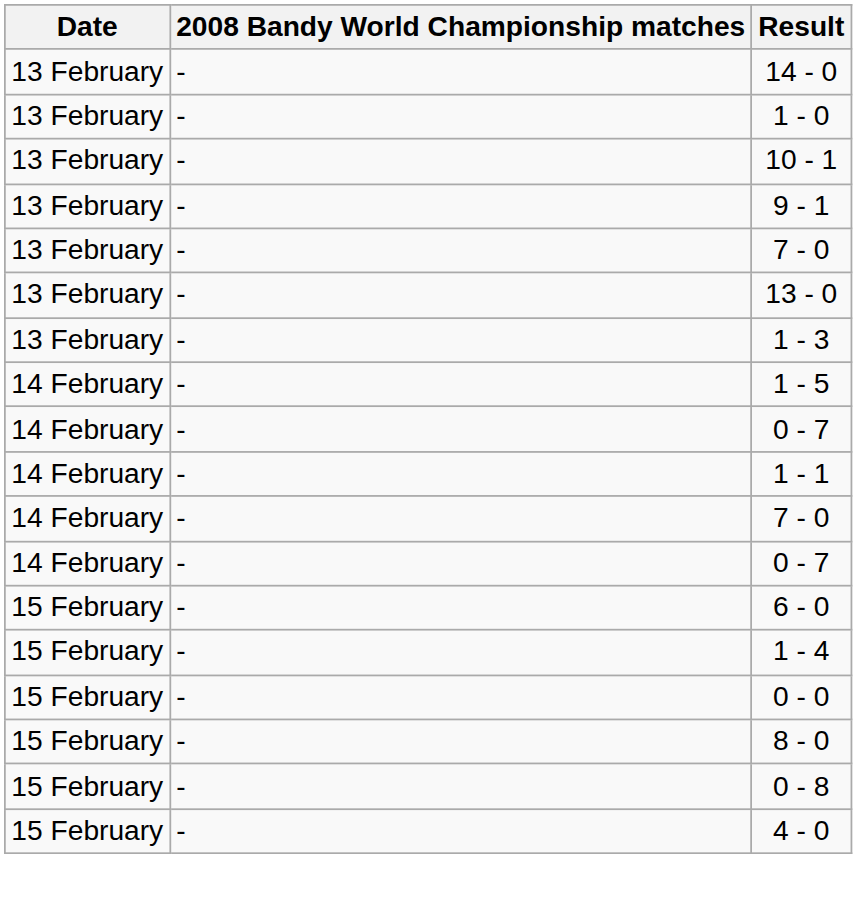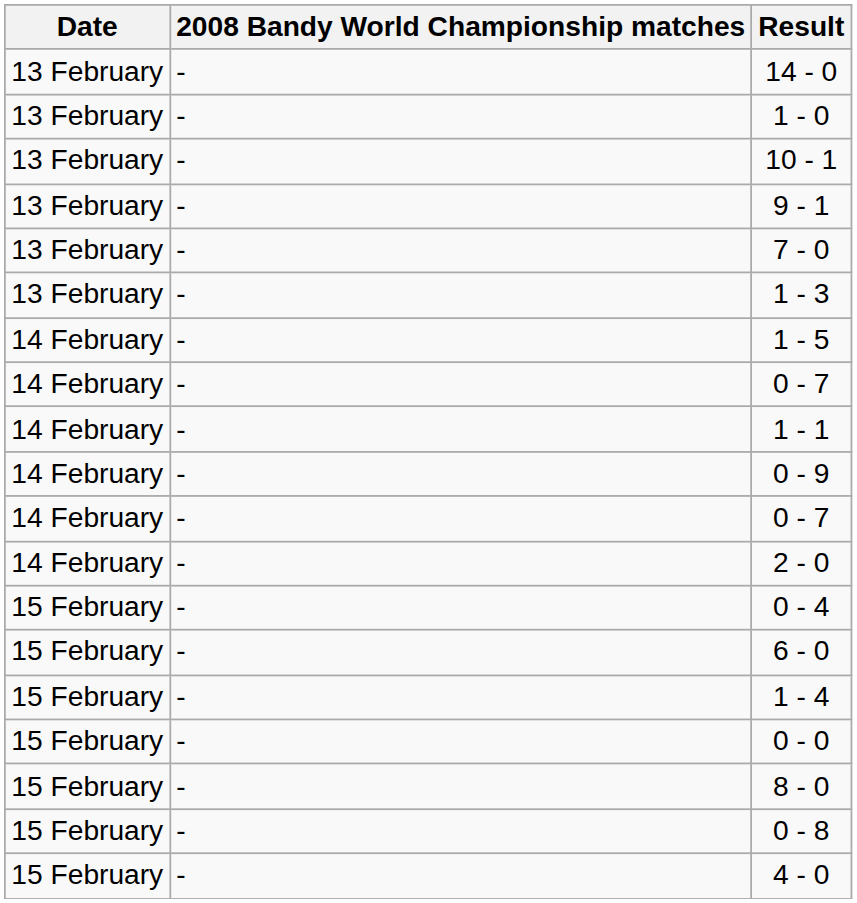- row: (87, 294)
+ row: (87, 473)
- row: (87, 518)
+ row: (87, 562)
+ row: (87, 607)
